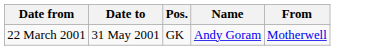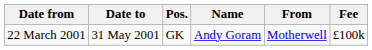+ column: (349, 14)
